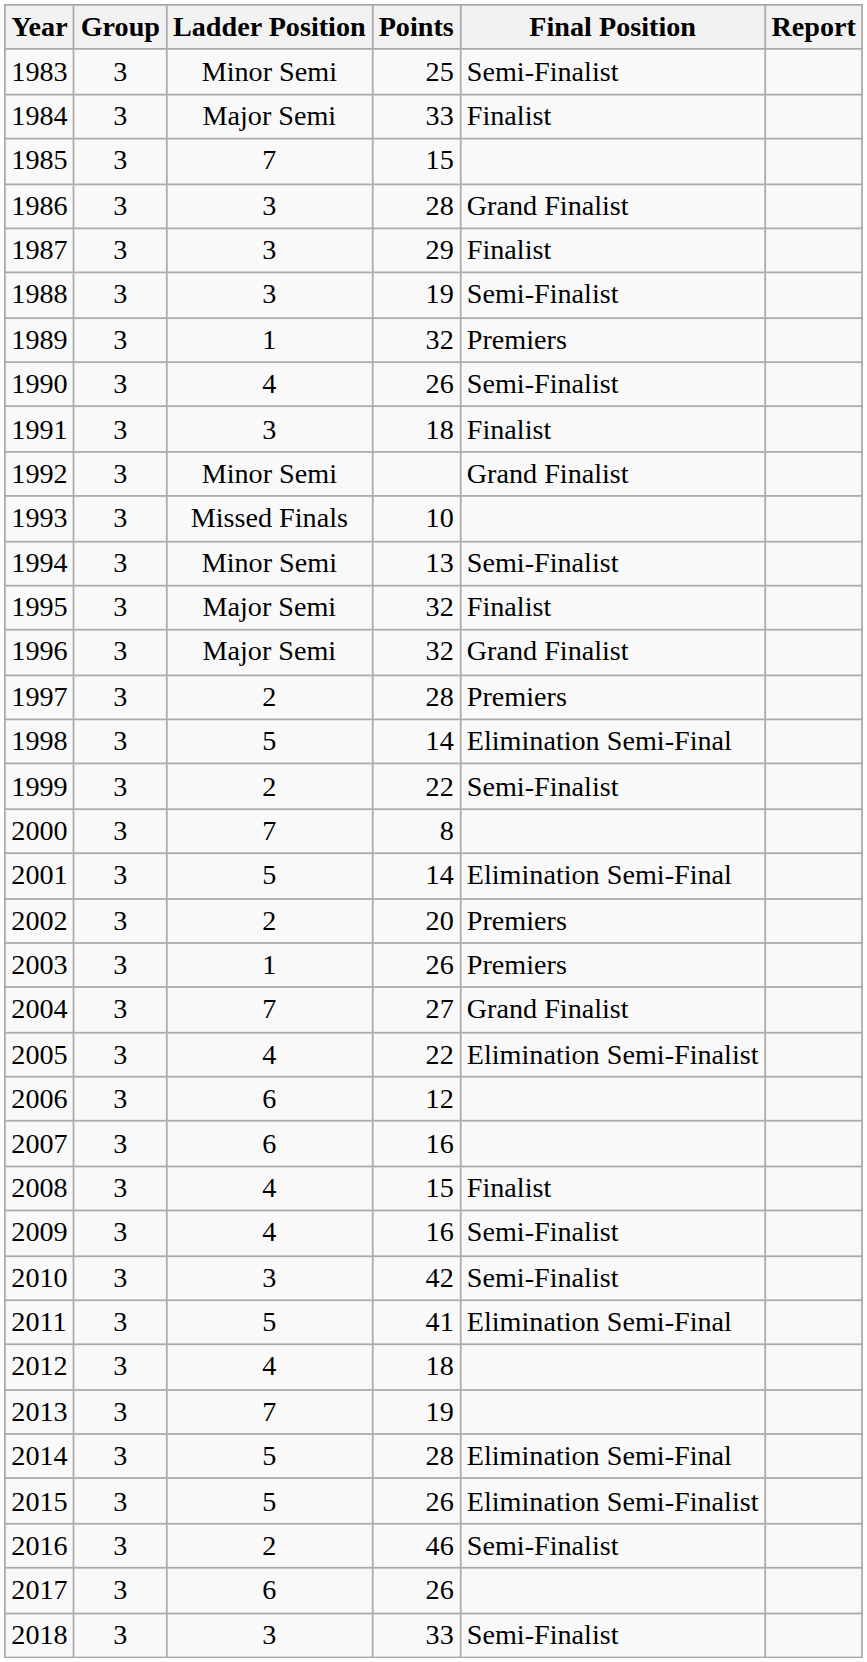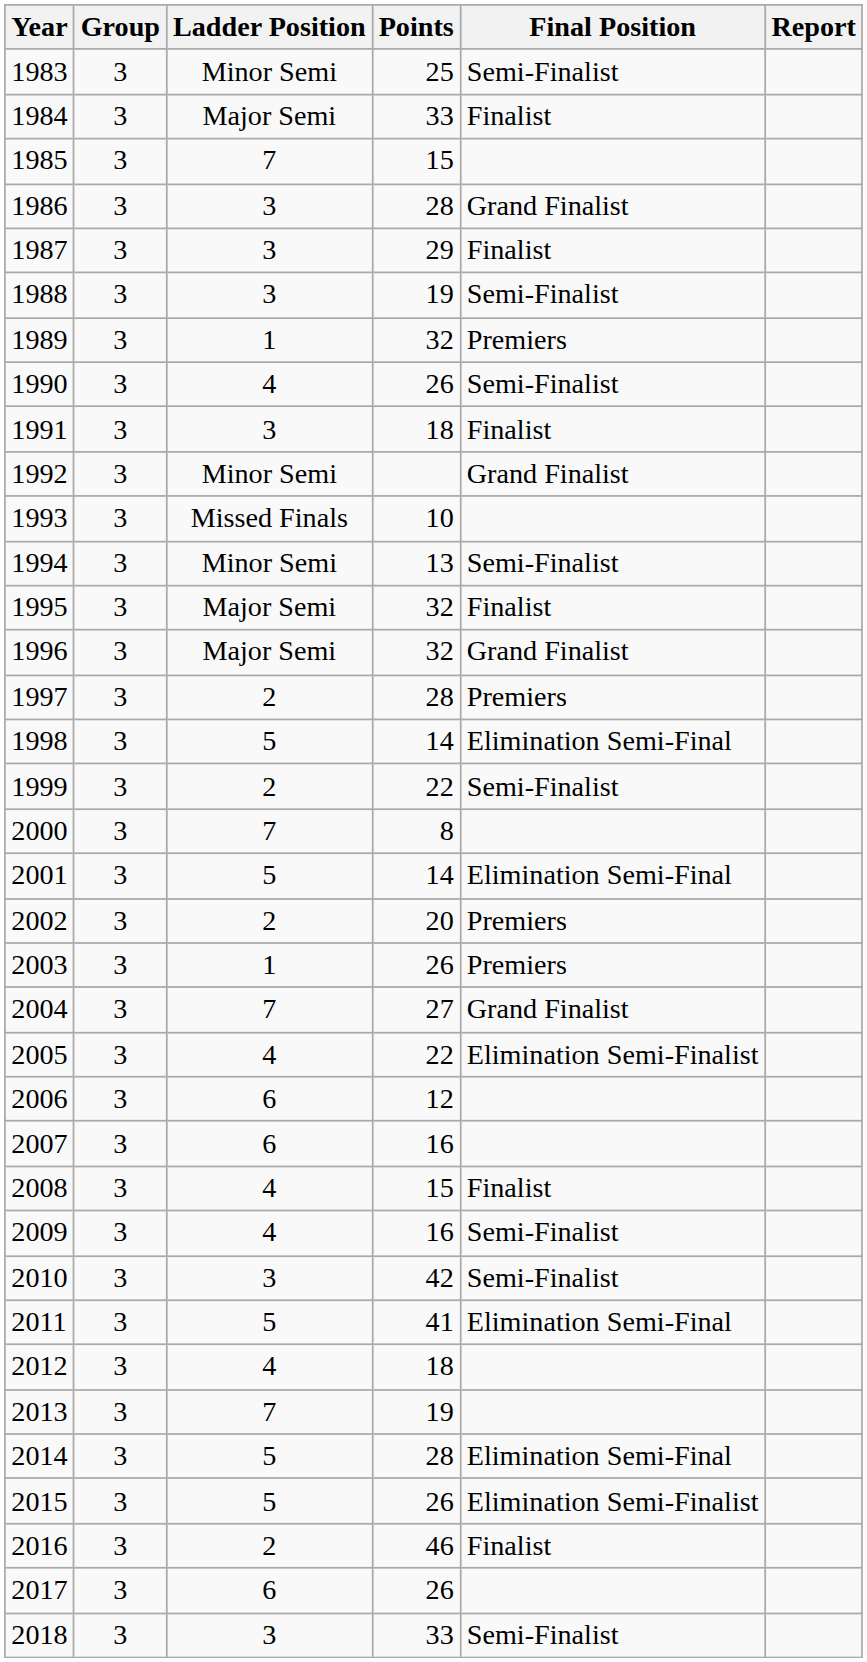(543, 1545) Semi-Finalist -> (509, 1545) Finalist
